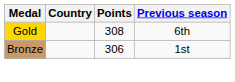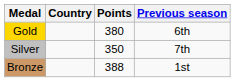(114, 31) 308 -> (114, 31) 380
+ row: (25, 49)
(114, 49) 306 -> (114, 67) 388
